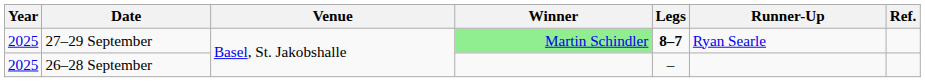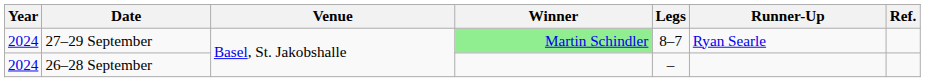(23, 40) 2025 -> (23, 40) 2024
(671, 40) bold -> (671, 40) normal
(23, 64) 2025 -> (23, 64) 2024
